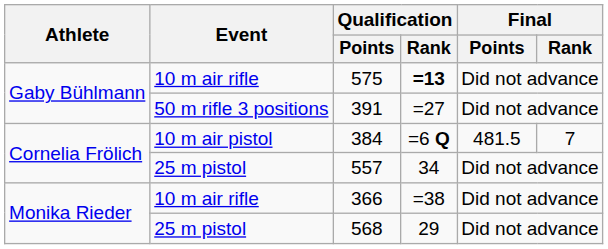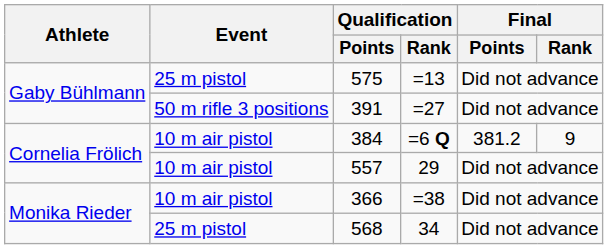(207, 78) 10 m air rifle -> (200, 78) 25 m pistol
(429, 78) bold -> (429, 78) normal
(497, 138) 481.5 -> (497, 138) 381.2
(570, 138) 7 -> (570, 138) 9
(200, 169) 25 m pistol -> (213, 169) 10 m air pistol
(429, 169) 34 -> (429, 169) 29
(207, 199) 10 m air rifle -> (213, 199) 10 m air pistol
(429, 229) 29 -> (429, 229) 34
